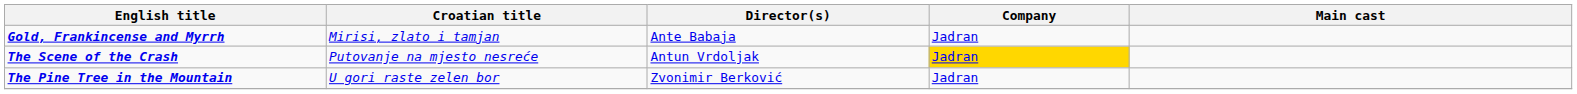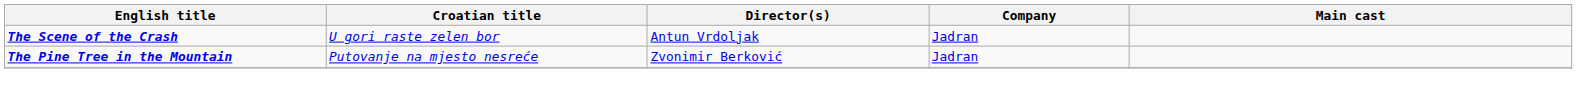- row: (116, 36)
(434, 57) Putovanje na mjesto nesreće -> (414, 36) U gori raste zelen bor
(955, 57) gold background -> (955, 36) no background
(414, 78) U gori raste zelen bor -> (434, 57) Putovanje na mjesto nesreće
